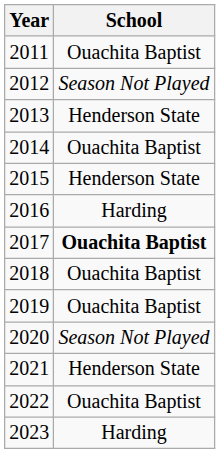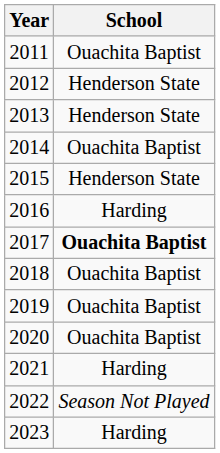(134, 83) Season Not Played -> (134, 83) Henderson State
(134, 337) Season Not Played -> (134, 337) Ouachita Baptist
(134, 369) Henderson State -> (134, 369) Harding
(134, 400) Ouachita Baptist -> (134, 400) Season Not Played
